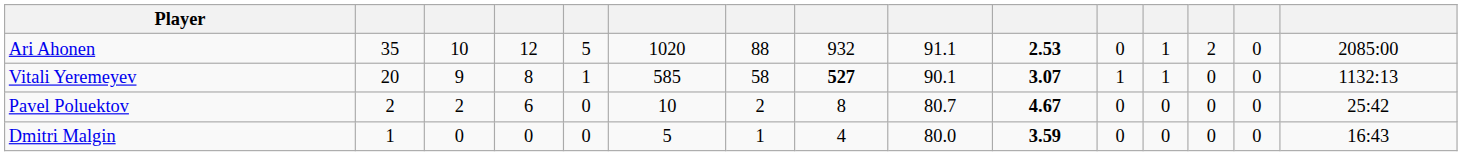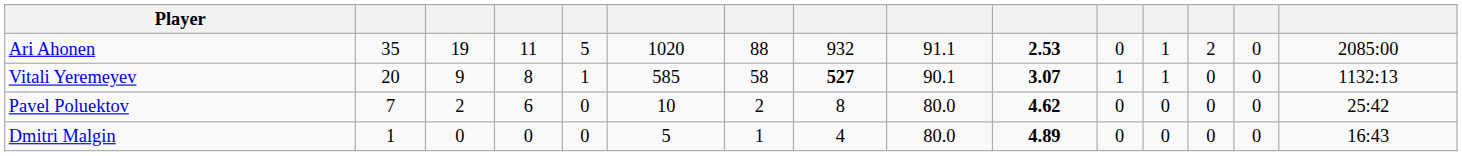(459, 48) 10 -> (460, 48) 19
(529, 48) 12 -> (528, 48) 11
(390, 106) 2 -> (391, 106) 7
(940, 106) 80.7 -> (939, 106) 80.0
(1045, 106) 4.67 -> (1044, 106) 4.62
(1045, 135) 3.59 -> (1044, 135) 4.89
